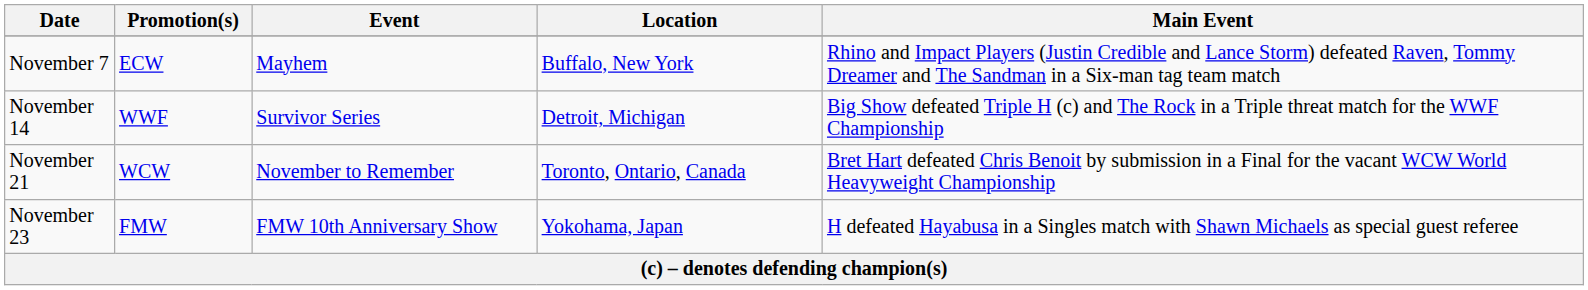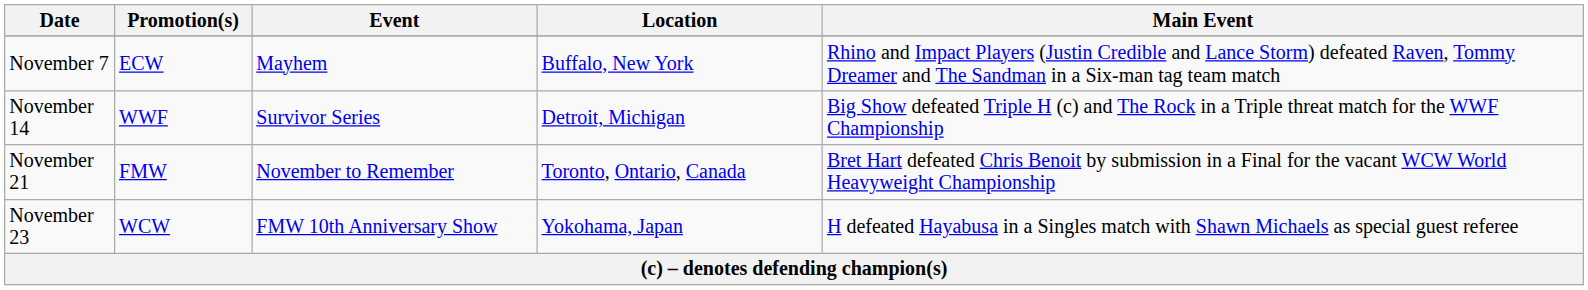(145, 171) WCW -> (143, 171) FMW
(143, 225) FMW -> (145, 225) WCW
